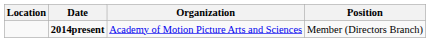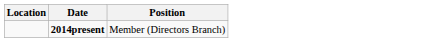- column: (206, 12)
